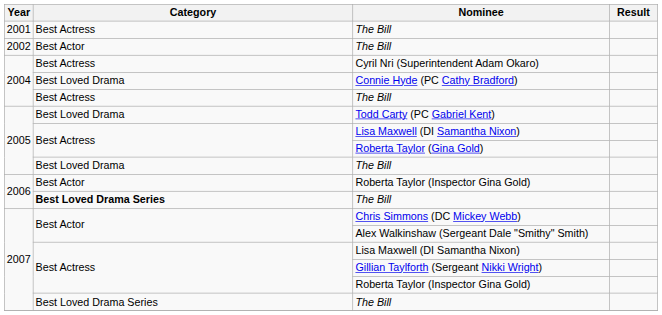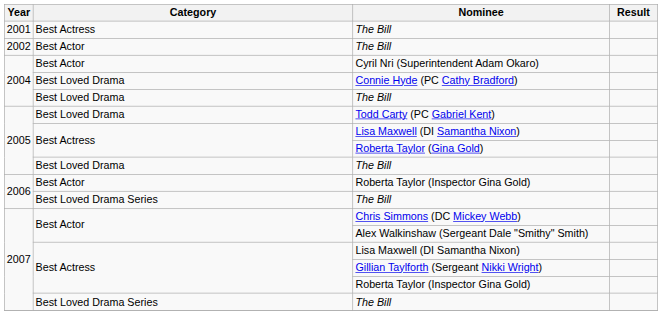(65, 64) Best Actress -> (60, 64) Best Actor
(65, 98) Best Actress -> (80, 98) Best Loved Drama
(100, 200) bold -> (97, 200) normal
